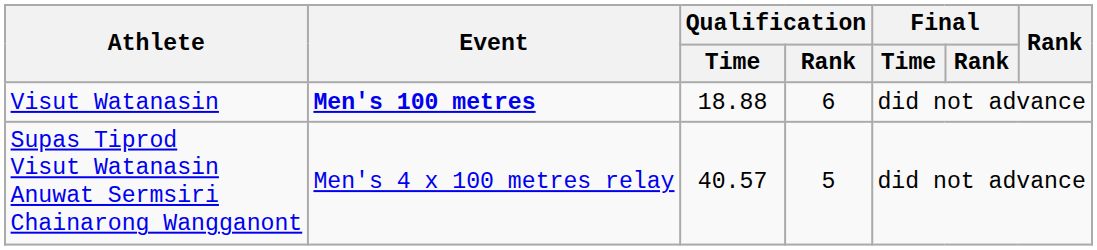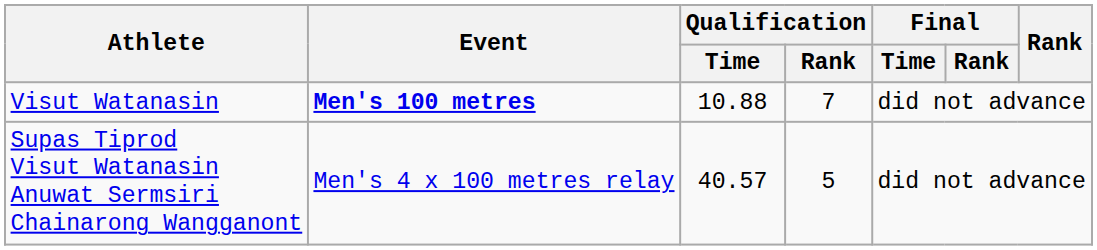(733, 102) 18.88 -> (733, 102) 10.88
(828, 102) 6 -> (828, 102) 7
